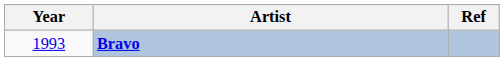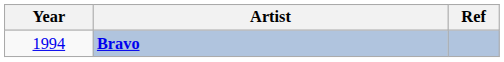(49, 43) 1993 -> (49, 43) 1994
